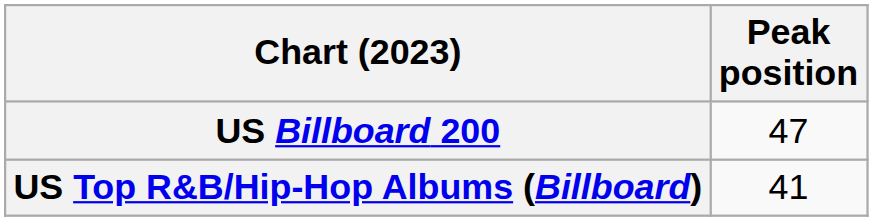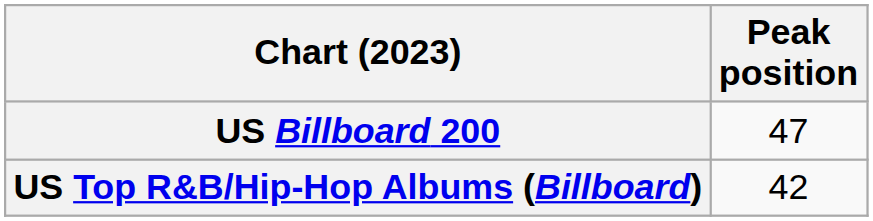(788, 186) 41 -> (788, 186) 42
